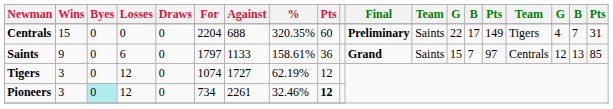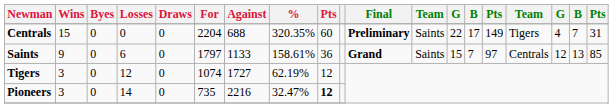(93, 92) paleturquoise background -> (93, 92) no background
(126, 92) 12 -> (126, 92) 14
(207, 92) 734 -> (207, 92) 735
(239, 92) 2261 -> (239, 92) 2216
(291, 92) 32.46% -> (291, 92) 32.47%
